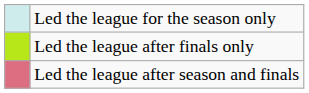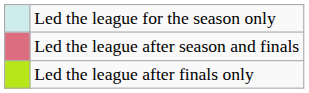rows swapped: (144, 46) <-> (167, 74)
